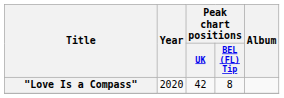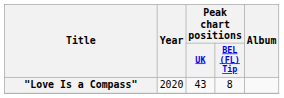(200, 85) 42 -> (200, 85) 43
